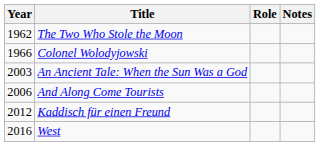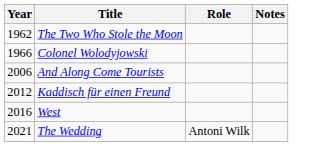- row: (142, 72)
+ row: (70, 131)
